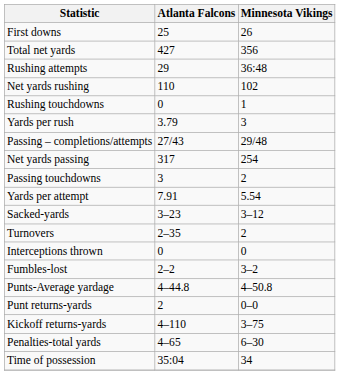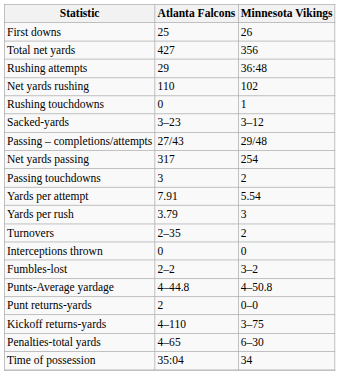rows swapped: (40, 123) <-> (38, 214)
